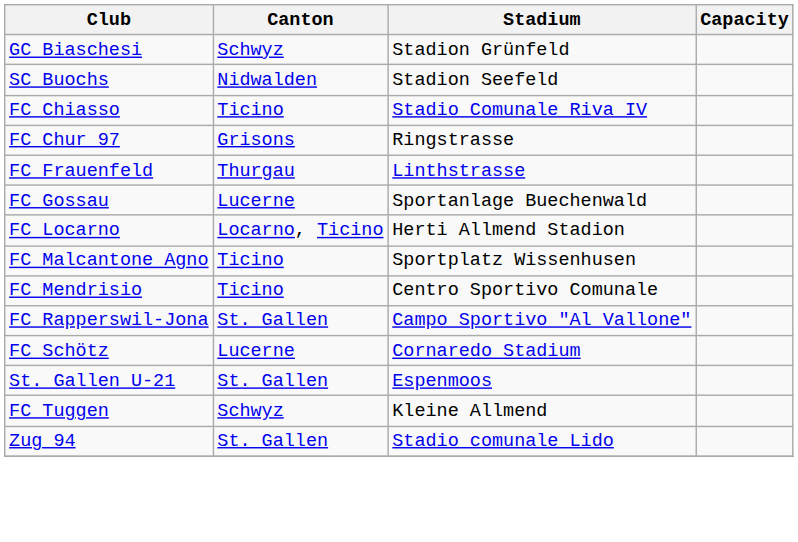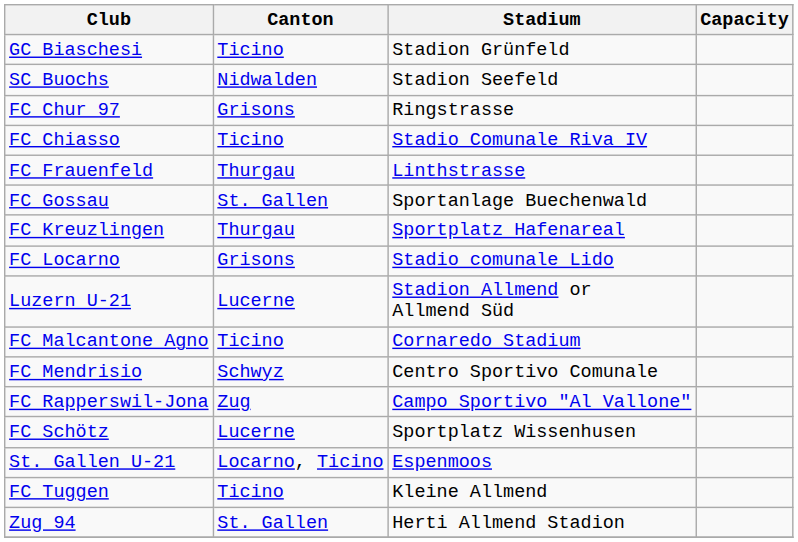(251, 50) Schwyz -> (251, 50) Ticino
rows swapped: (64, 110) <-> (64, 140)
(256, 200) Lucerne -> (273, 200) St. Gallen
+ row: (87, 230)
(300, 230) Locarno, Ticino -> (256, 260) Grisons
(509, 230) Herti Allmend Stadion -> (503, 260) Stadio comunale Lido
+ row: (70, 301)
(514, 260) Sportplatz Wissenhusen -> (486, 342) Cornaredo Stadium
(251, 291) Ticino -> (251, 372) Schwyz
(273, 321) St. Gallen -> (234, 402) Zug
(486, 351) Cornaredo Stadium -> (514, 432) Sportplatz Wissenhusen
(273, 381) St. Gallen -> (300, 462) Locarno, Ticino
(251, 411) Schwyz -> (251, 492) Ticino
(503, 441) Stadio comunale Lido -> (509, 522) Herti Allmend Stadion
